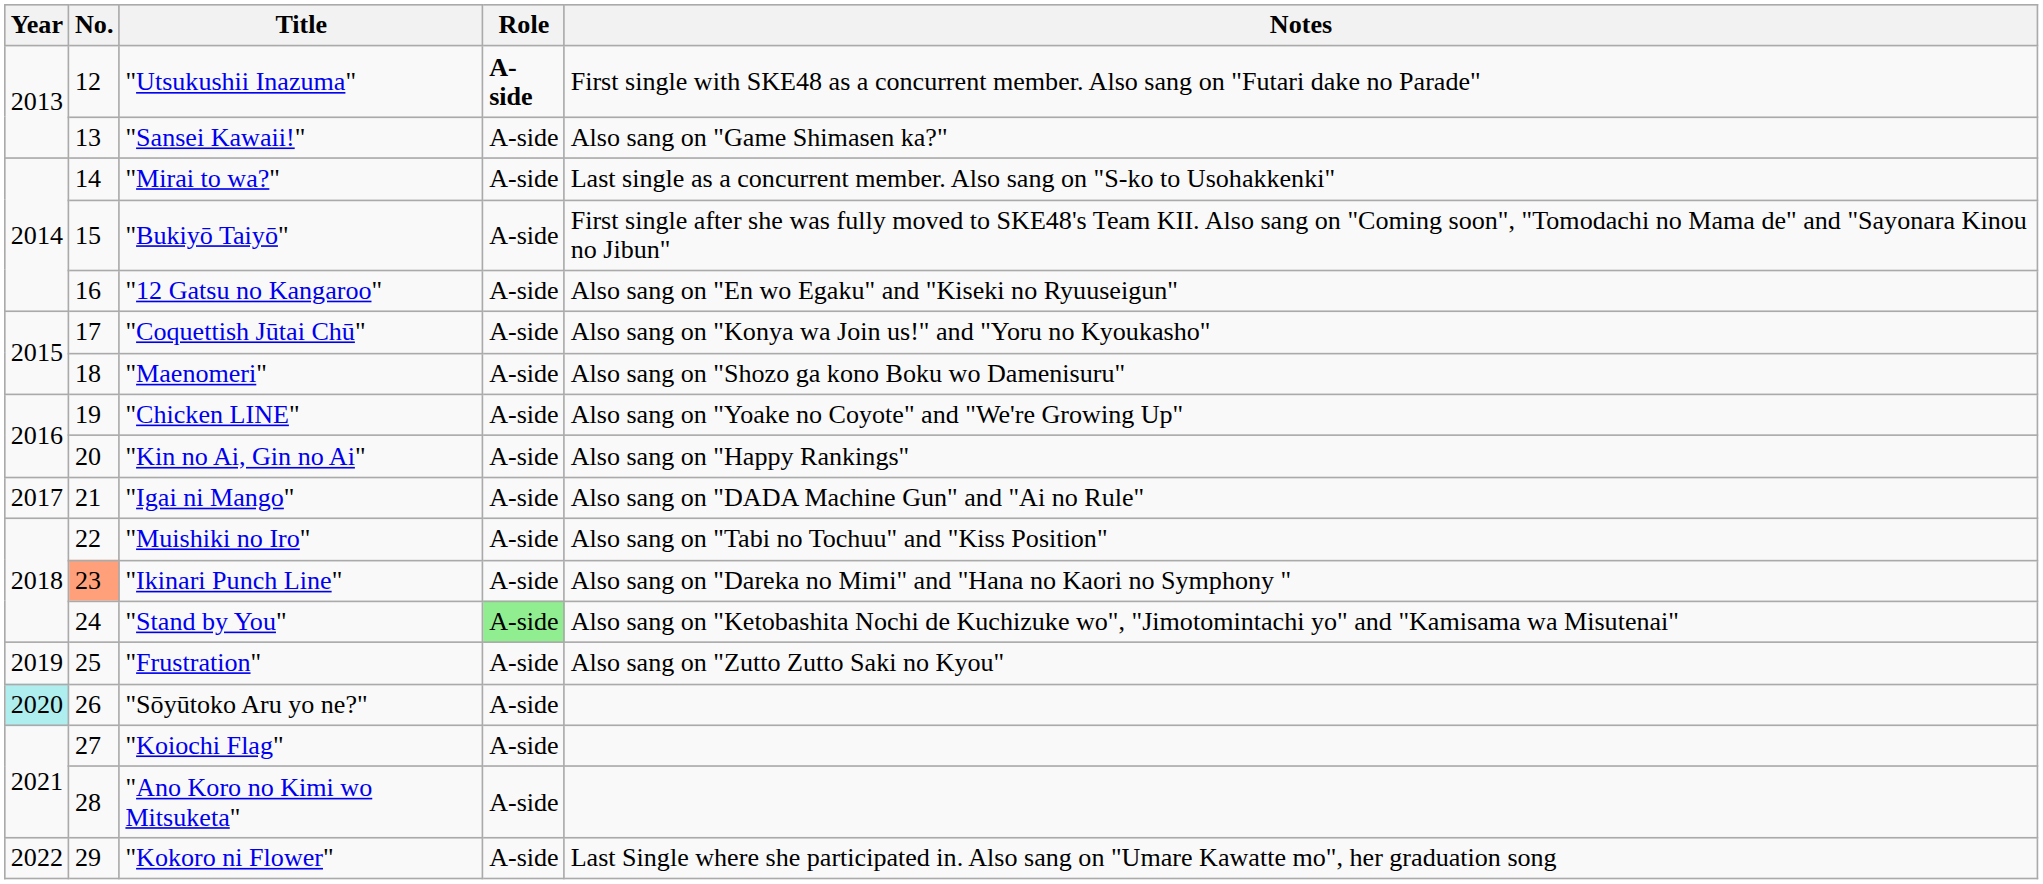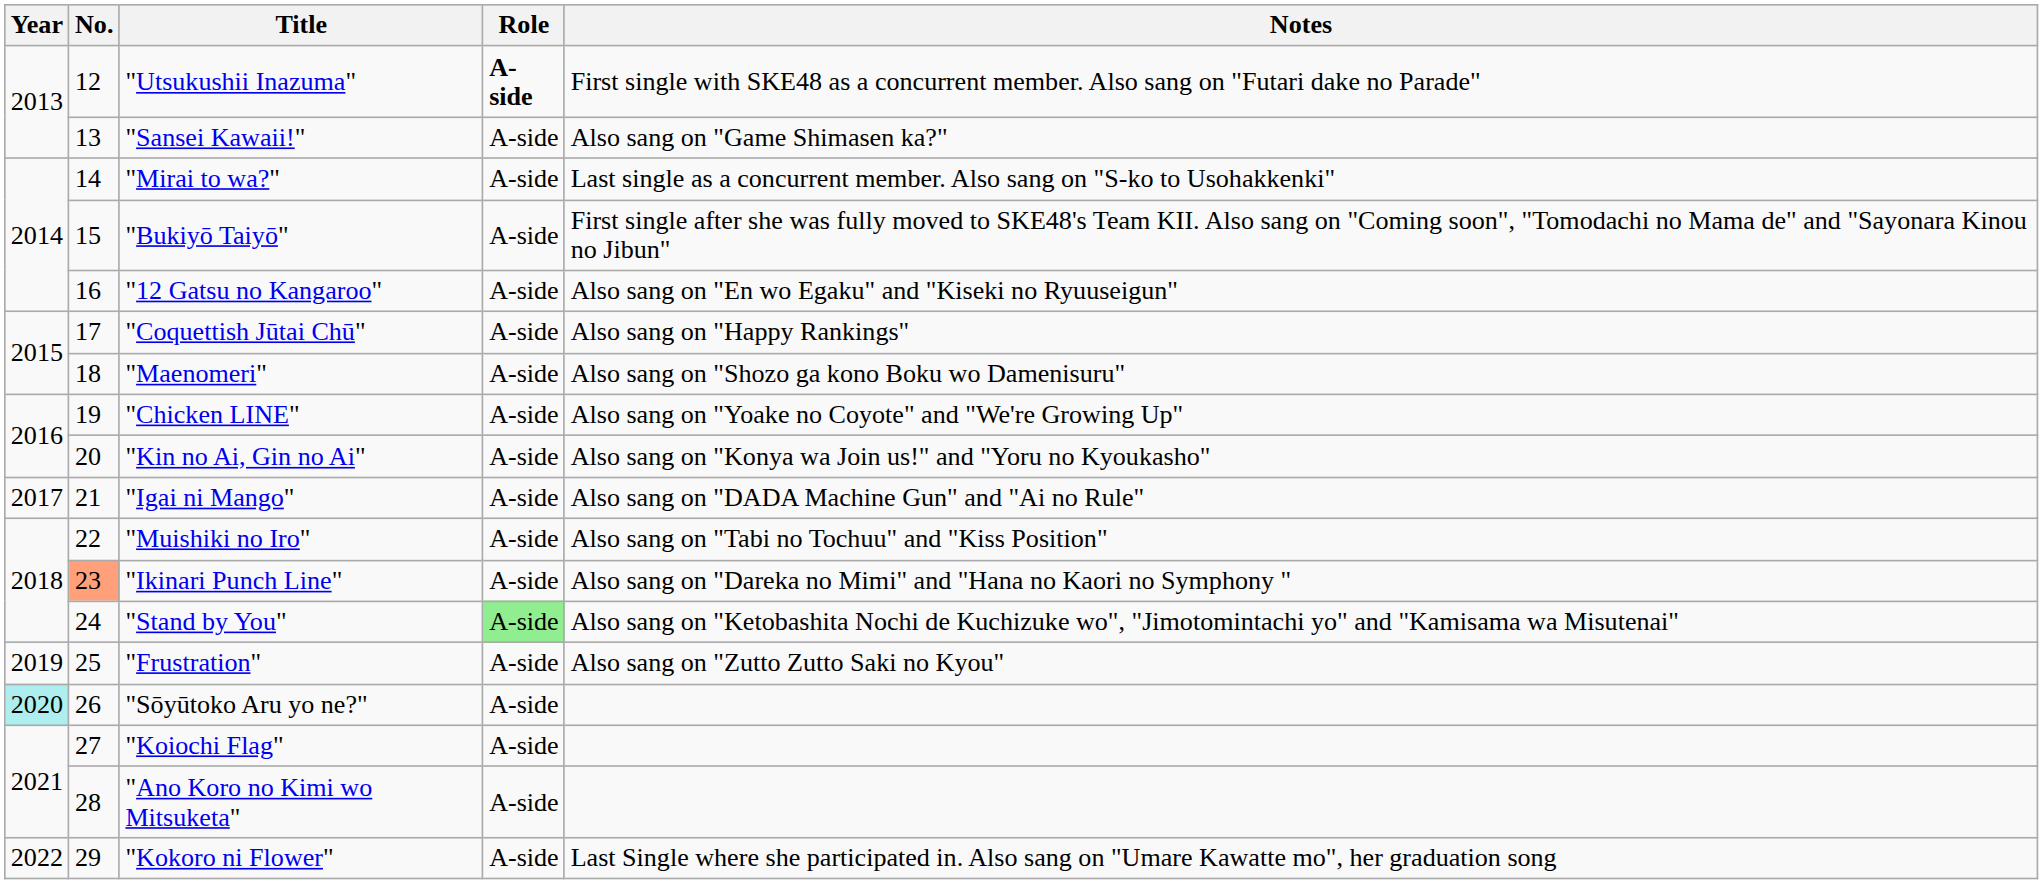(891, 332) Also sang on "Konya wa Join us!" and "Yoru no Kyoukasho" -> (740, 332) Also sang on "Happy Rankings"
(740, 456) Also sang on "Happy Rankings" -> (891, 456) Also sang on "Konya wa Join us!" and "Yoru no Kyoukasho"
